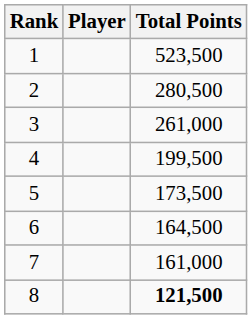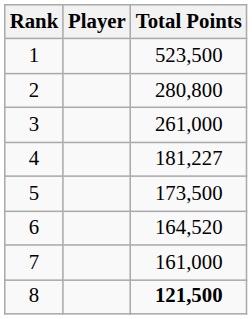(189, 89) 280,500 -> (189, 89) 280,800
(189, 158) 199,500 -> (189, 158) 181,227
(189, 227) 164,500 -> (189, 227) 164,520
